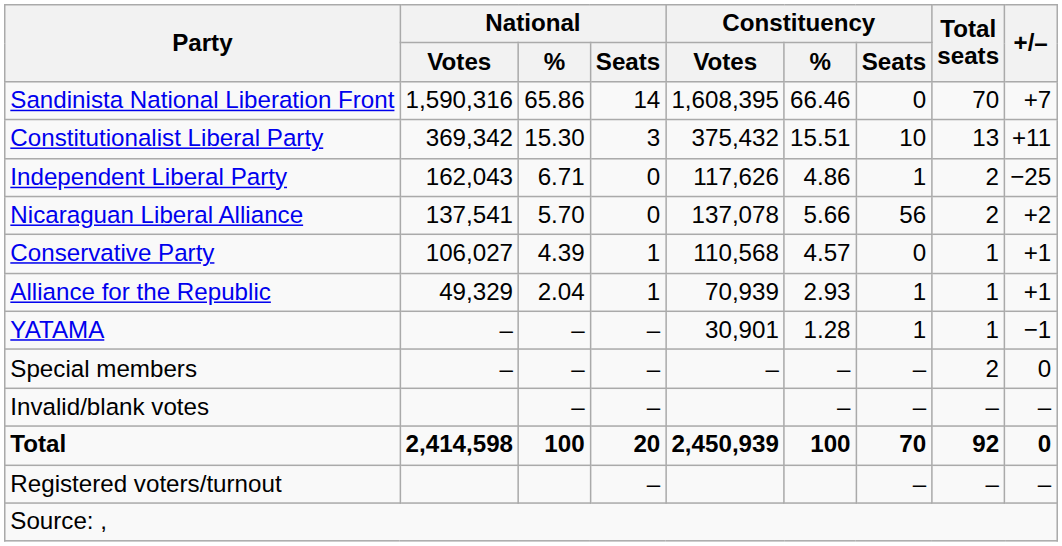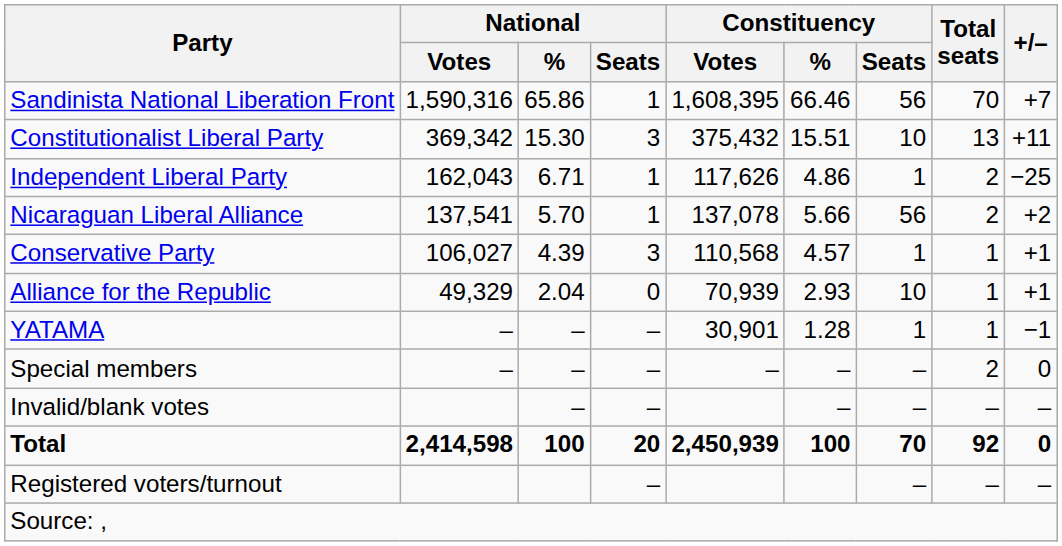(647, 100) 14 -> (654, 100) 1
(919, 100) 0 -> (913, 100) 56
(654, 176) 0 -> (654, 176) 1
(654, 215) 0 -> (654, 215) 1
(654, 253) 1 -> (654, 253) 3
(919, 253) 0 -> (919, 253) 1
(654, 291) 1 -> (654, 291) 0
(919, 291) 1 -> (913, 291) 10
